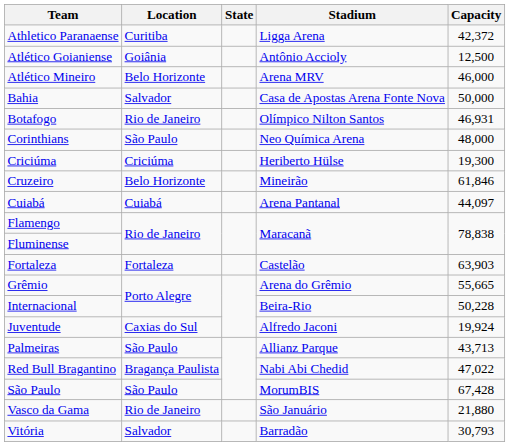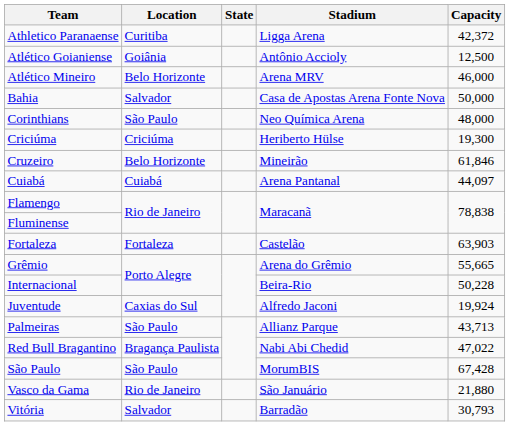- row: (32, 118)
